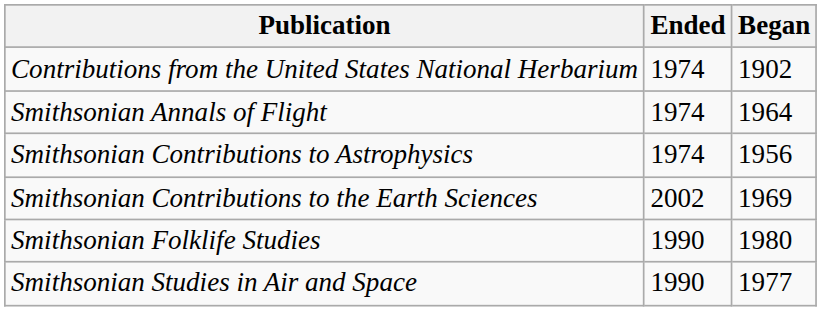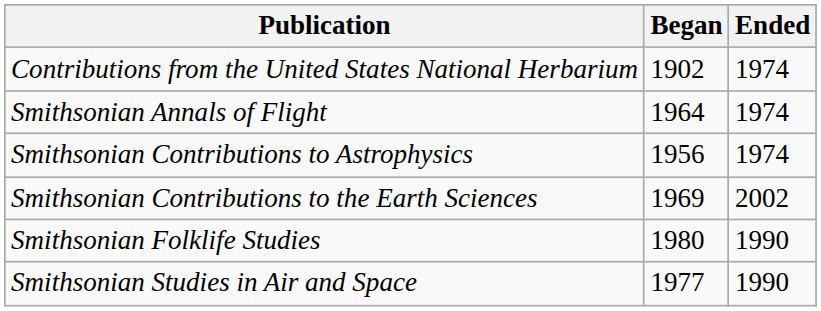columns swapped: (774, 25) <-> (688, 25)
